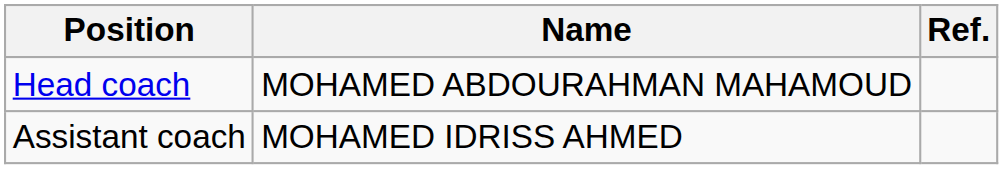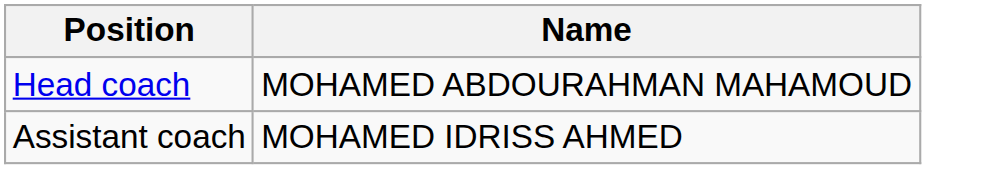- column: (959, 30)
